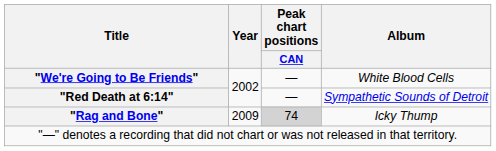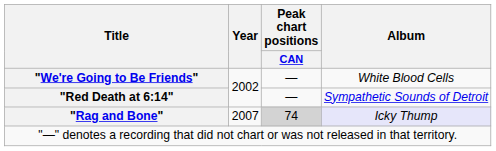(245, 116) 2009 -> (245, 116) 2007
(406, 116) no background -> (406, 116) lavender background
